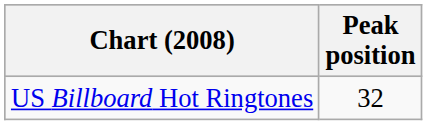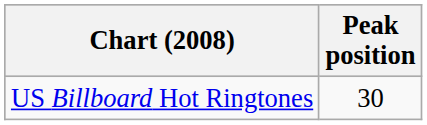(370, 97) 32 -> (370, 97) 30
